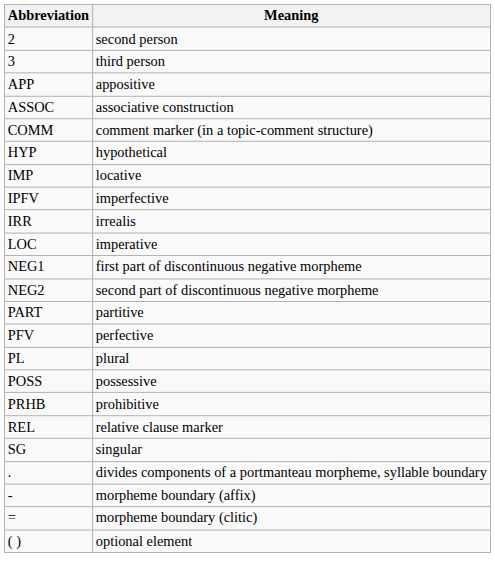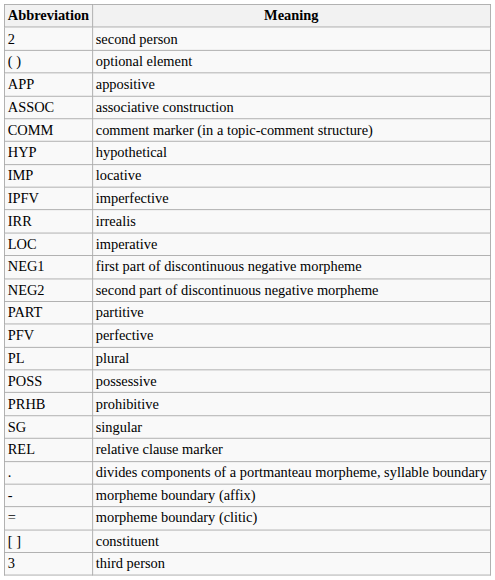rows swapped: (11, 61) <-> (14, 541)
rows swapped: (21, 426) <-> (17, 449)
+ row: (14, 541)
